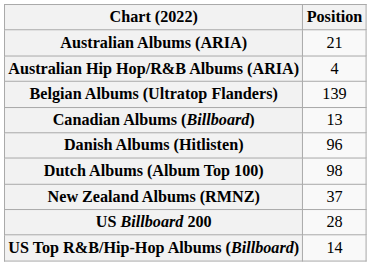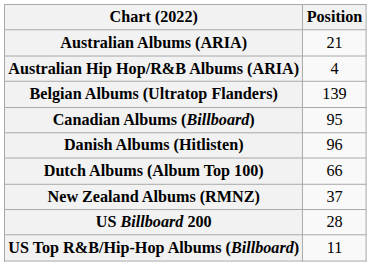(334, 119) 13 -> (334, 119) 95
(334, 171) 98 -> (334, 171) 66
(334, 247) 14 -> (334, 247) 11
